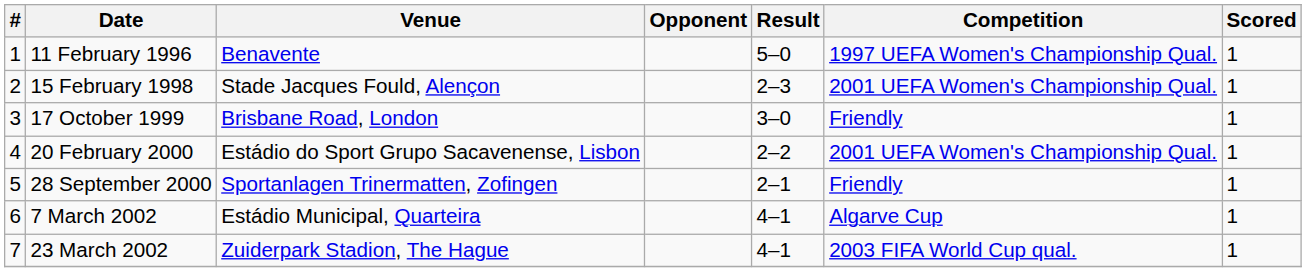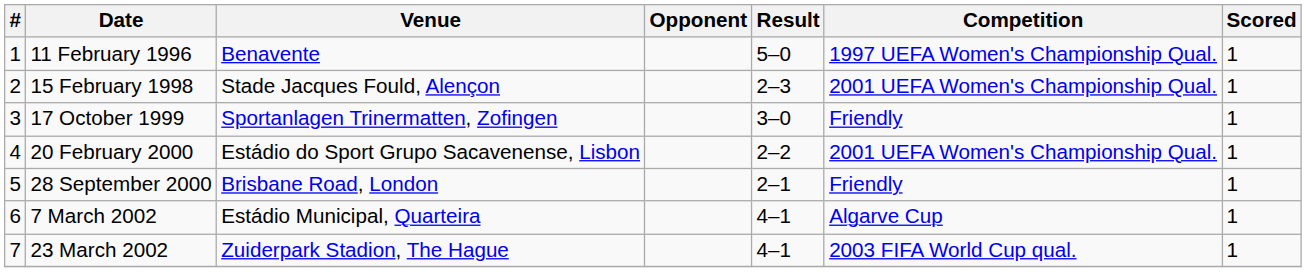(330, 119) Brisbane Road, London -> (389, 119) Sportanlagen Trinermatten, Zofingen
(389, 184) Sportanlagen Trinermatten, Zofingen -> (330, 184) Brisbane Road, London
